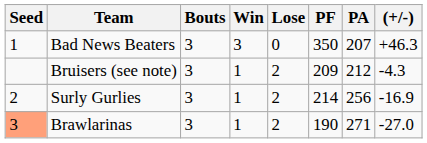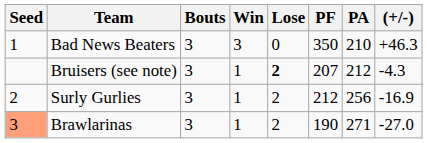(358, 44) 207 -> (358, 44) 210
(276, 71) normal -> (276, 71) bold
(326, 71) 209 -> (326, 71) 207
(326, 97) 214 -> (326, 97) 212
